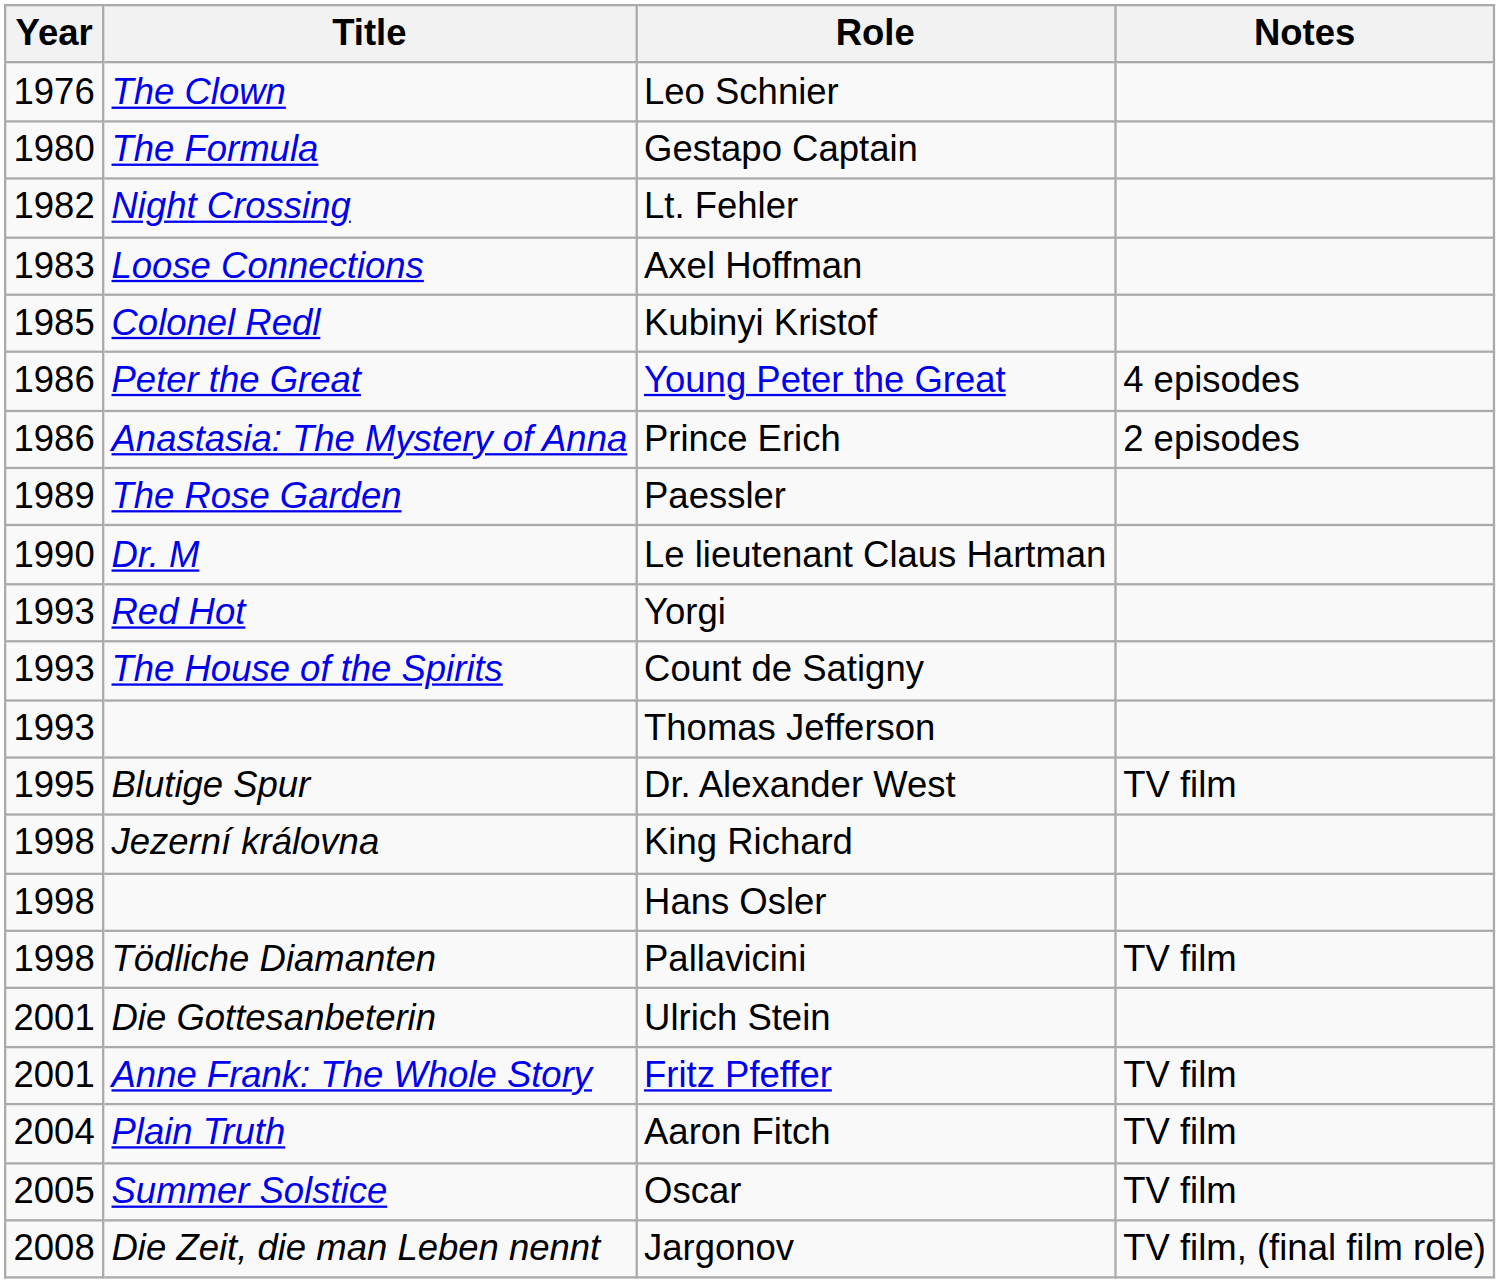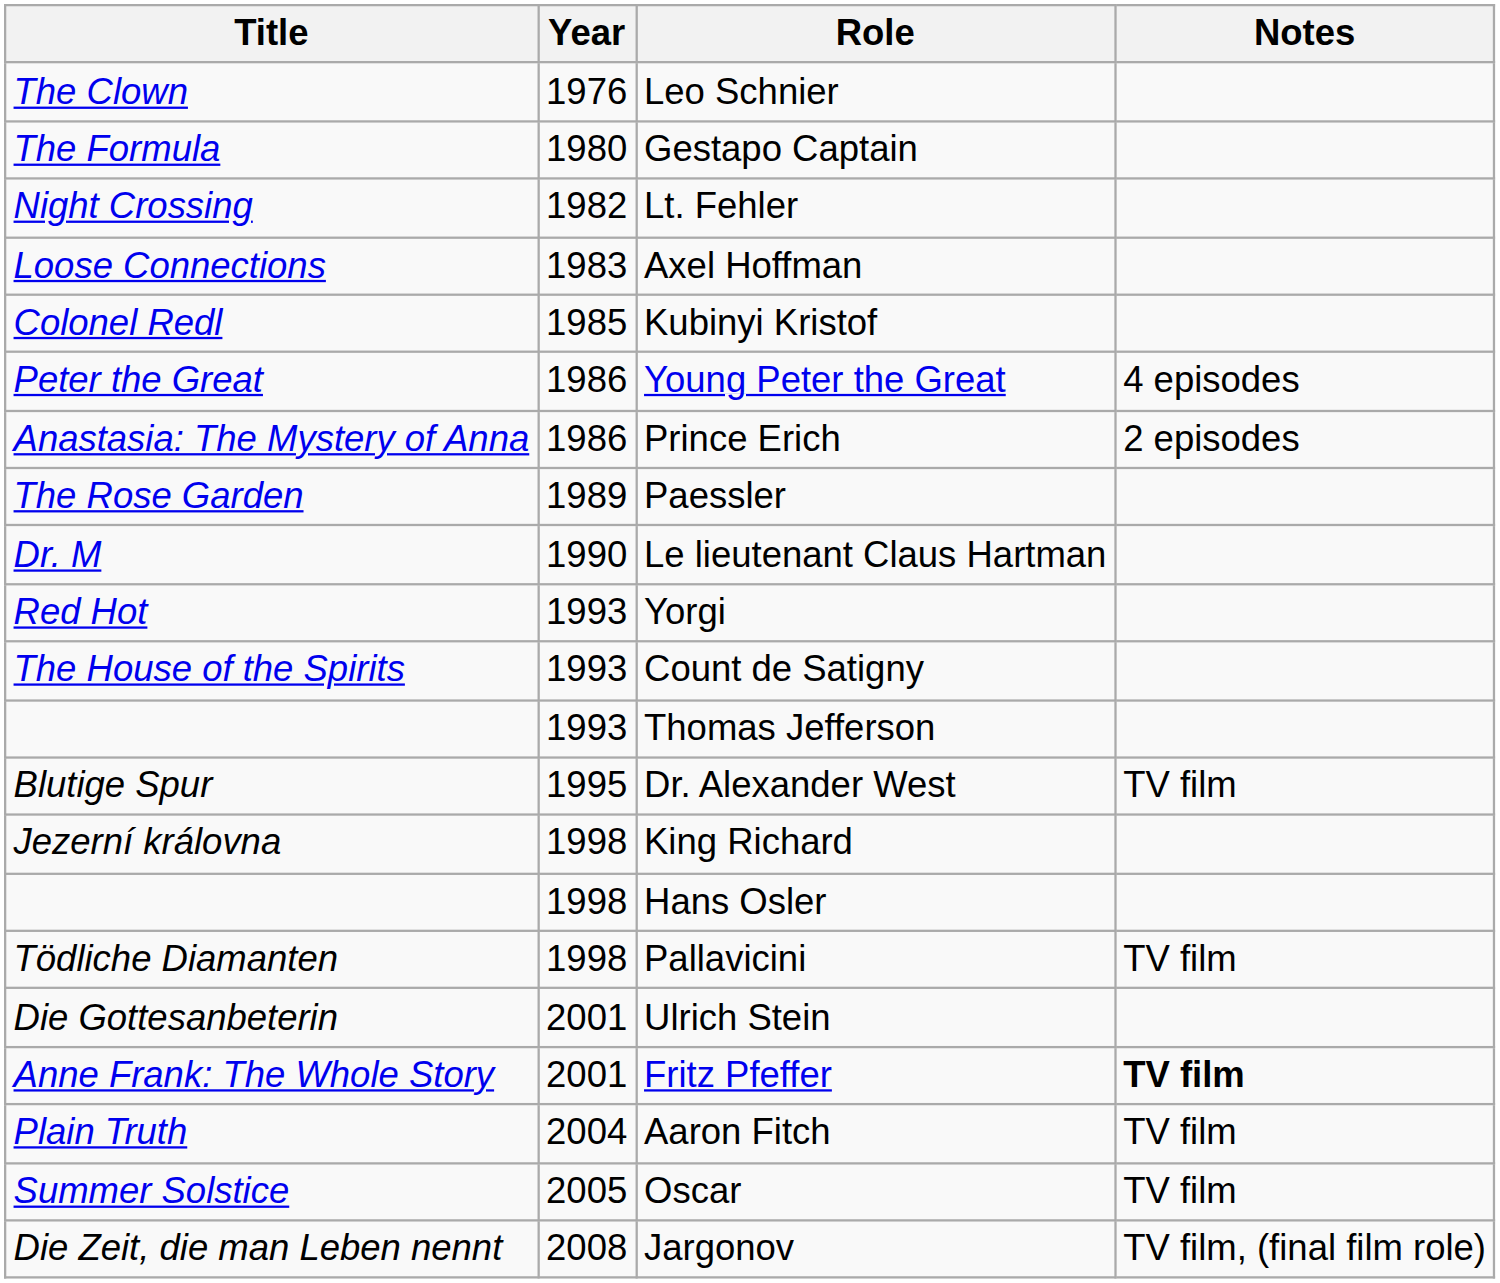columns swapped: (369, 33) <-> (54, 33)
(1180, 1074) normal -> (1184, 1074) bold
